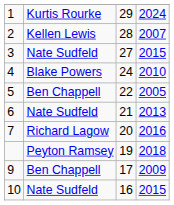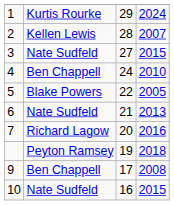(64, 72) Blake Powers -> (64, 72) Ben Chappell
(64, 92) Ben Chappell -> (64, 92) Blake Powers
(152, 170) 2009 -> (152, 170) 2008
